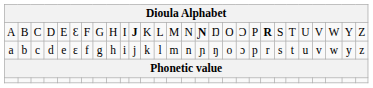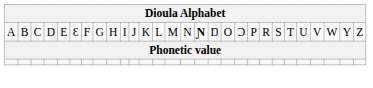(135, 31) bold -> (134, 31) normal
(268, 31) bold -> (266, 31) normal
- row: (11, 50)
